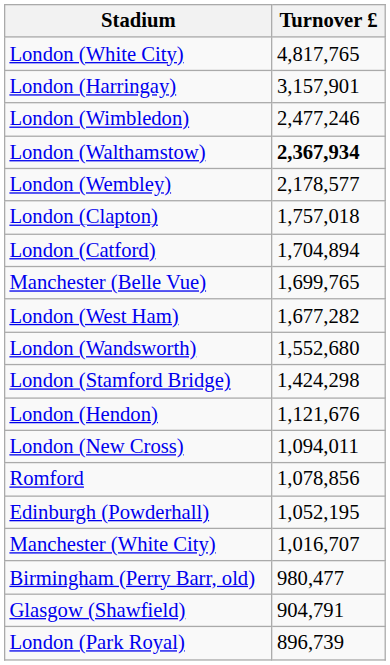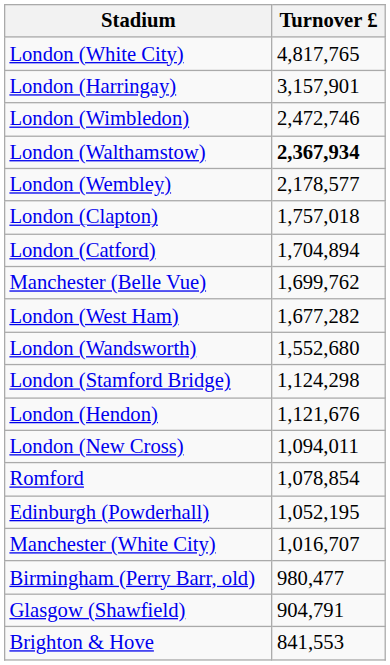(318, 119) 2,477,246 -> (318, 119) 2,472,746
(318, 282) 1,699,765 -> (318, 282) 1,699,762
(318, 380) 1,424,298 -> (318, 380) 1,124,298
(318, 479) 1,078,856 -> (318, 479) 1,078,854
- row: (97, 642)
+ row: (82, 642)
